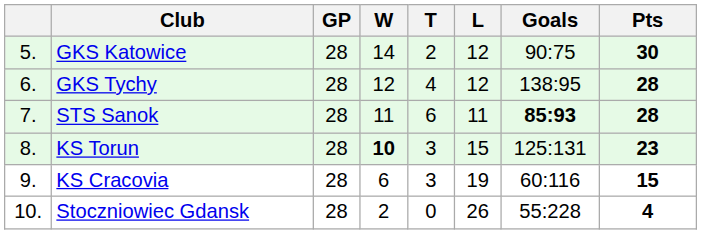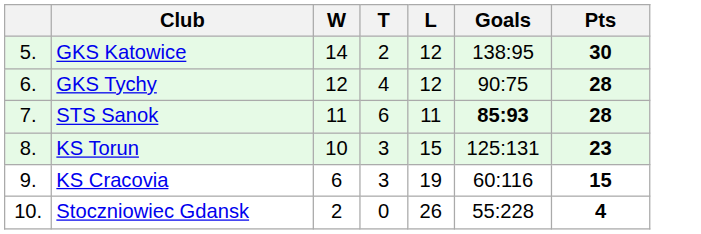- column: (337, 20)
(550, 52) 90:75 -> (503, 52) 138:95
(550, 84) 138:95 -> (503, 84) 90:75
(384, 148) bold -> (337, 148) normal
